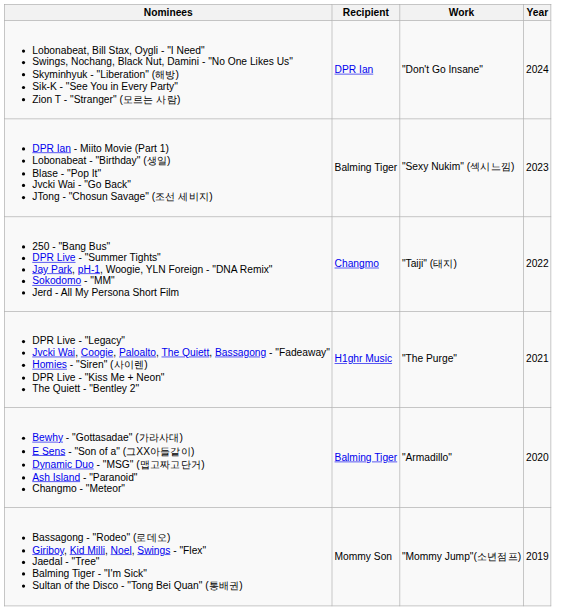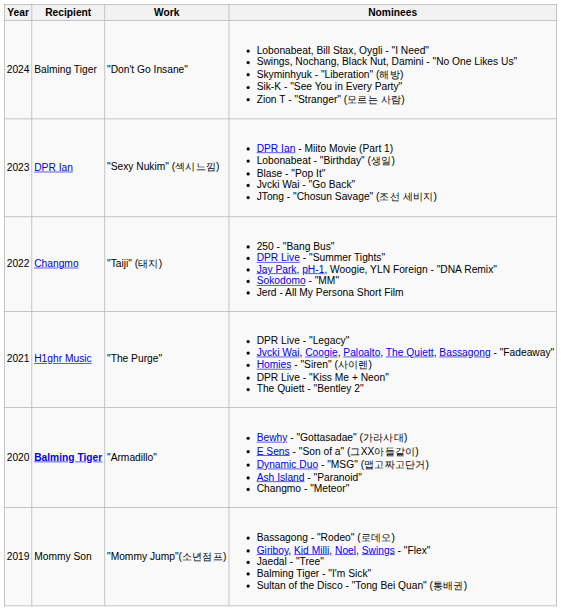columns swapped: (537, 12) <-> (168, 12)
(354, 69) DPR Ian -> (65, 69) Balming Tiger
(366, 167) Balming Tiger -> (54, 167) DPR Ian
(366, 457) normal -> (68, 457) bold
